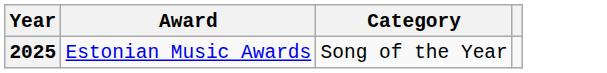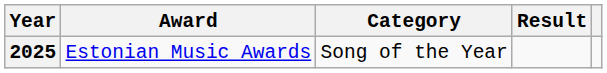+ column: (552, 21)
